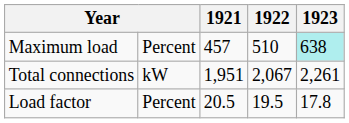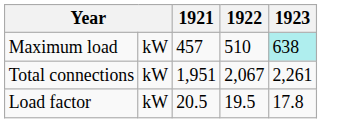(169, 46) Percent -> (155, 46) kW
(169, 103) Percent -> (155, 103) kW
